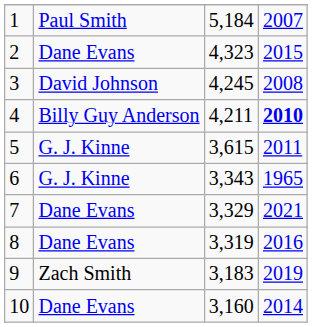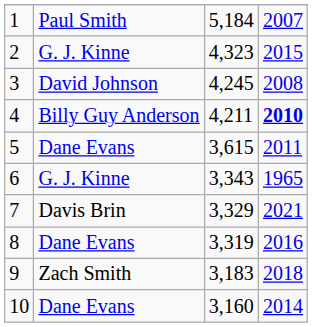(86, 52) Dane Evans -> (84, 52) G. J. Kinne
(84, 147) G. J. Kinne -> (86, 147) Dane Evans
(86, 210) Dane Evans -> (82, 210) Davis Brin
(283, 274) 2019 -> (283, 274) 2018
